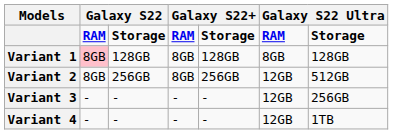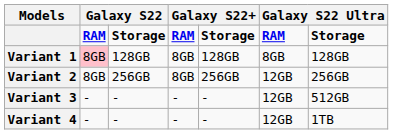(330, 77) 512GB -> (330, 77) 256GB
(330, 98) 256GB -> (330, 98) 512GB
